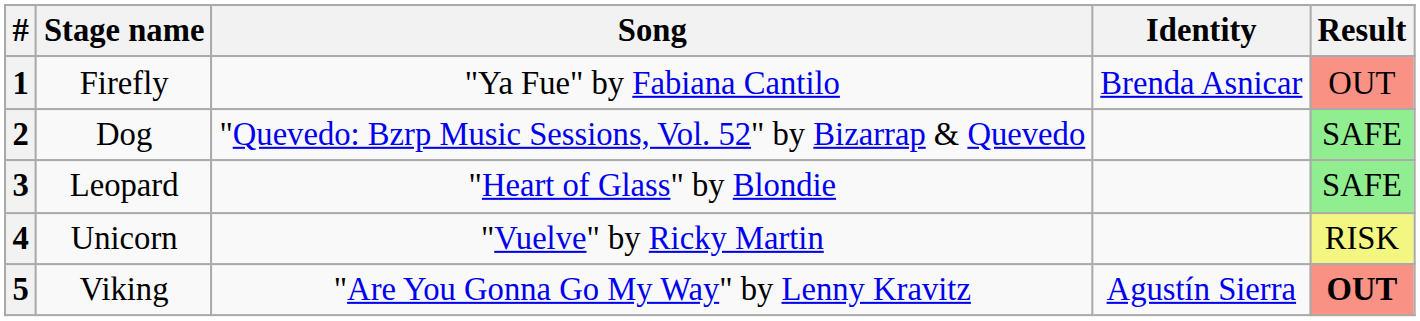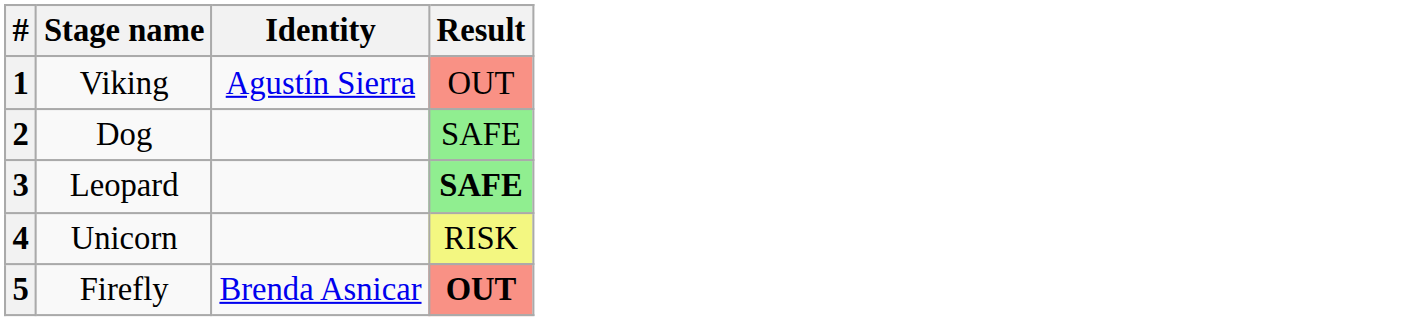- column: (652, 30)
(124, 82) Firefly -> (124, 82) Viking
(1201, 82) Brenda Asnicar -> (320, 82) Agustín Sierra
(1362, 185) normal -> (481, 185) bold
(124, 289) Viking -> (124, 289) Firefly
(1201, 289) Agustín Sierra -> (320, 289) Brenda Asnicar
